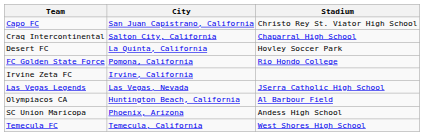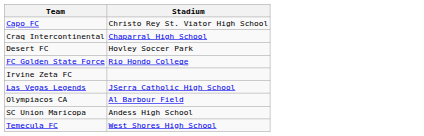- column: (181, 11)
